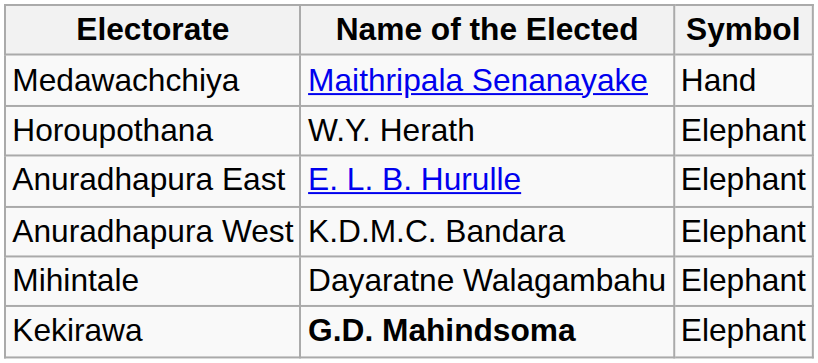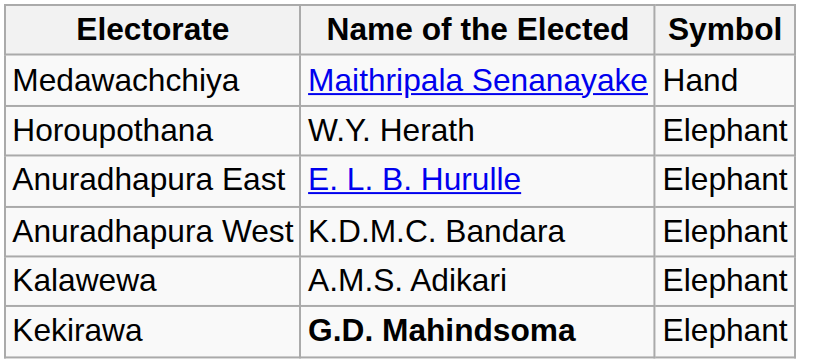+ row: (84, 280)
- row: (76, 280)
